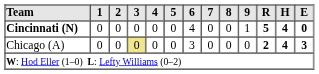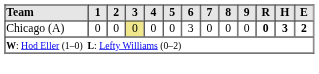- row: (42, 28)
(266, 45) 2 -> (266, 28) 0
(285, 45) 4 -> (285, 28) 3
(304, 45) 3 -> (304, 28) 2
